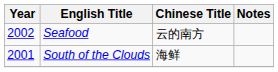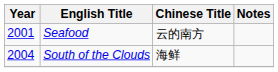(21, 33) 2002 -> (21, 33) 2001
(21, 54) 2001 -> (21, 54) 2004
